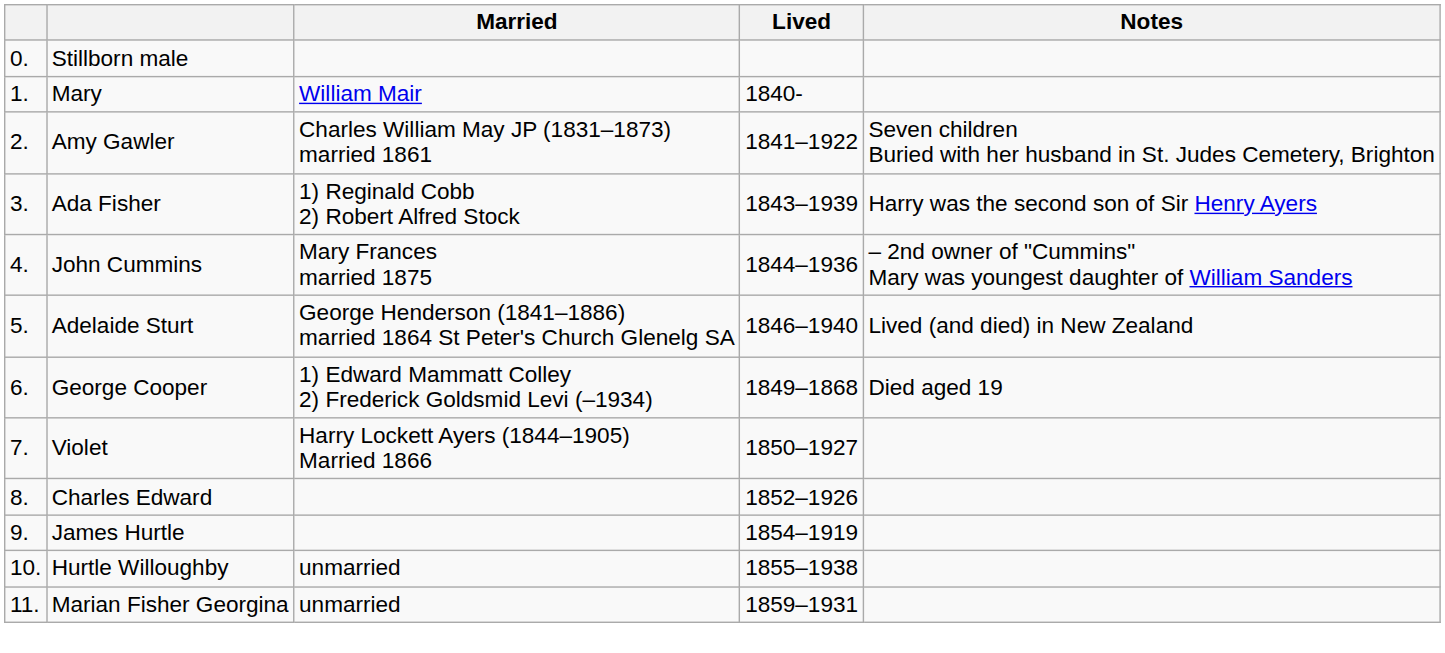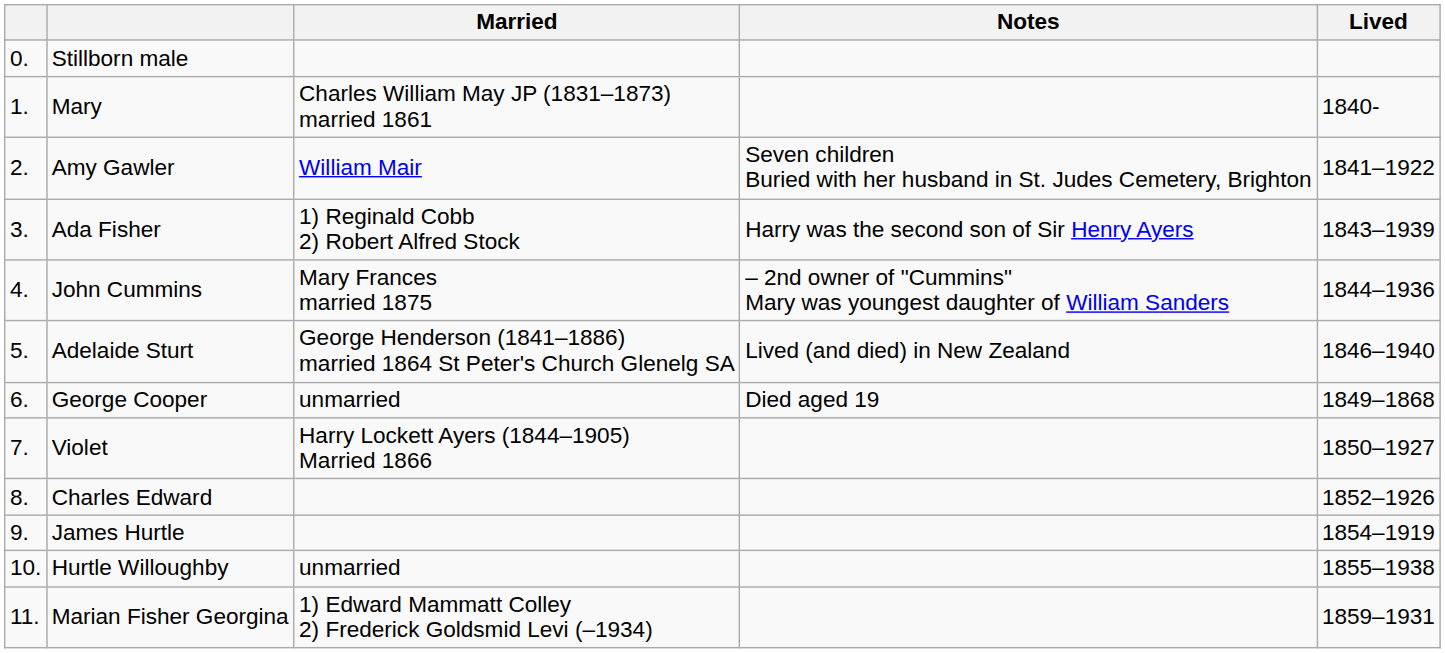columns swapped: (802, 22) <-> (1152, 22)
(360, 93) William Mair -> (485, 106) Charles William May JP (1831–1873) married 1861
(485, 142) Charles William May JP (1831–1873) married 1861 -> (360, 167) William Mair
(476, 387) 1) Edward Mammatt Colley 2) Frederick Goldsmid Levi (–1934) -> (350, 399) unmarried
(350, 604) unmarried -> (476, 616) 1) Edward Mammatt Colley 2) Frederick Goldsmid Levi (–1934)
